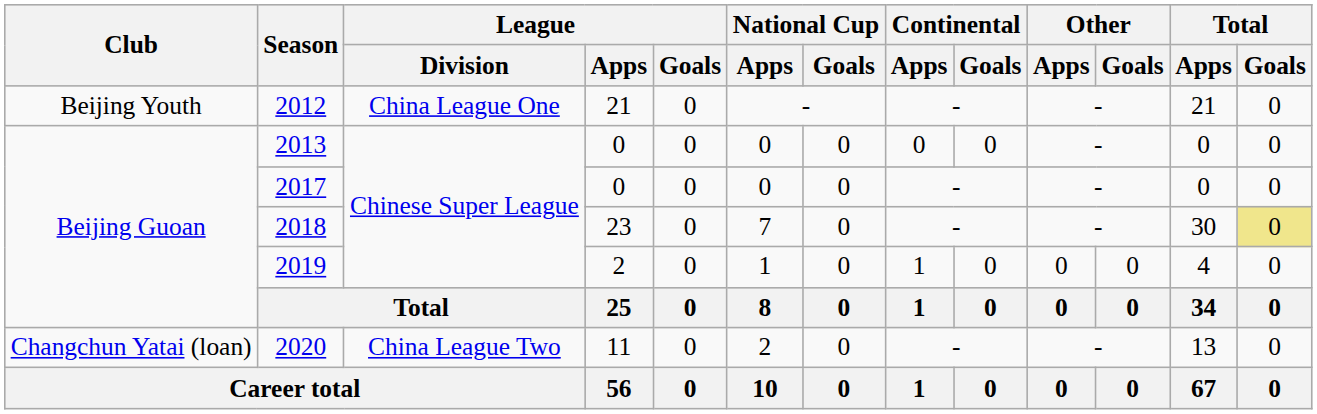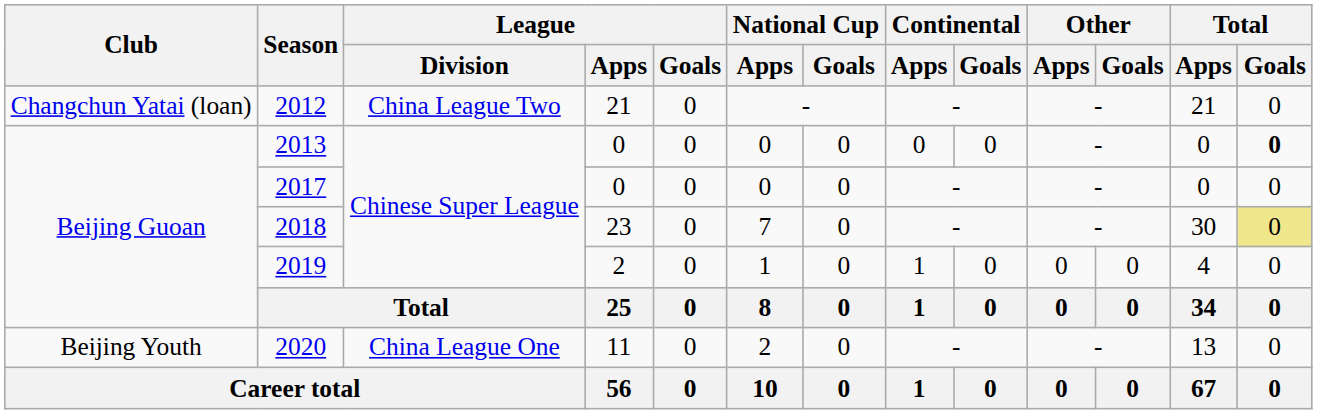(131, 105) Beijing Youth -> (131, 105) Changchun Yatai (loan)
(464, 105) China League One -> (464, 105) China League Two
(1275, 145) normal -> (1275, 145) bold
(131, 347) Changchun Yatai (loan) -> (131, 347) Beijing Youth
(464, 347) China League Two -> (464, 347) China League One
